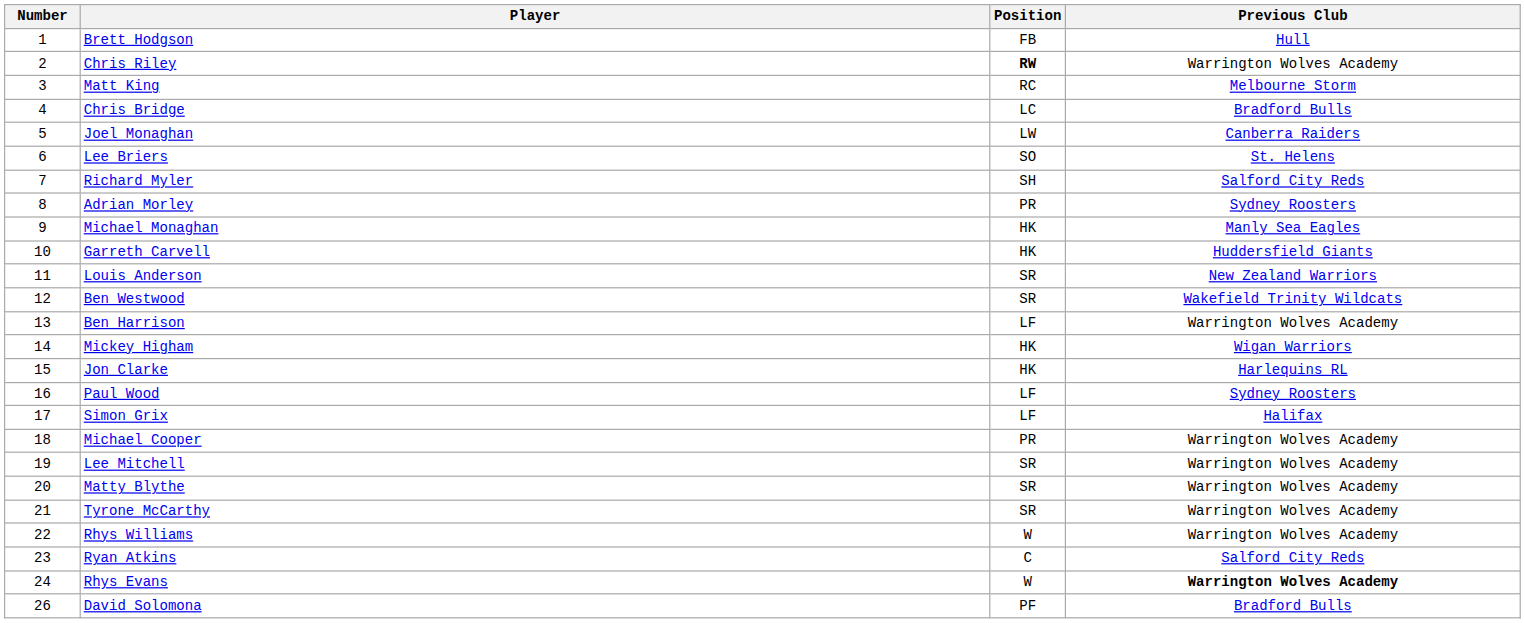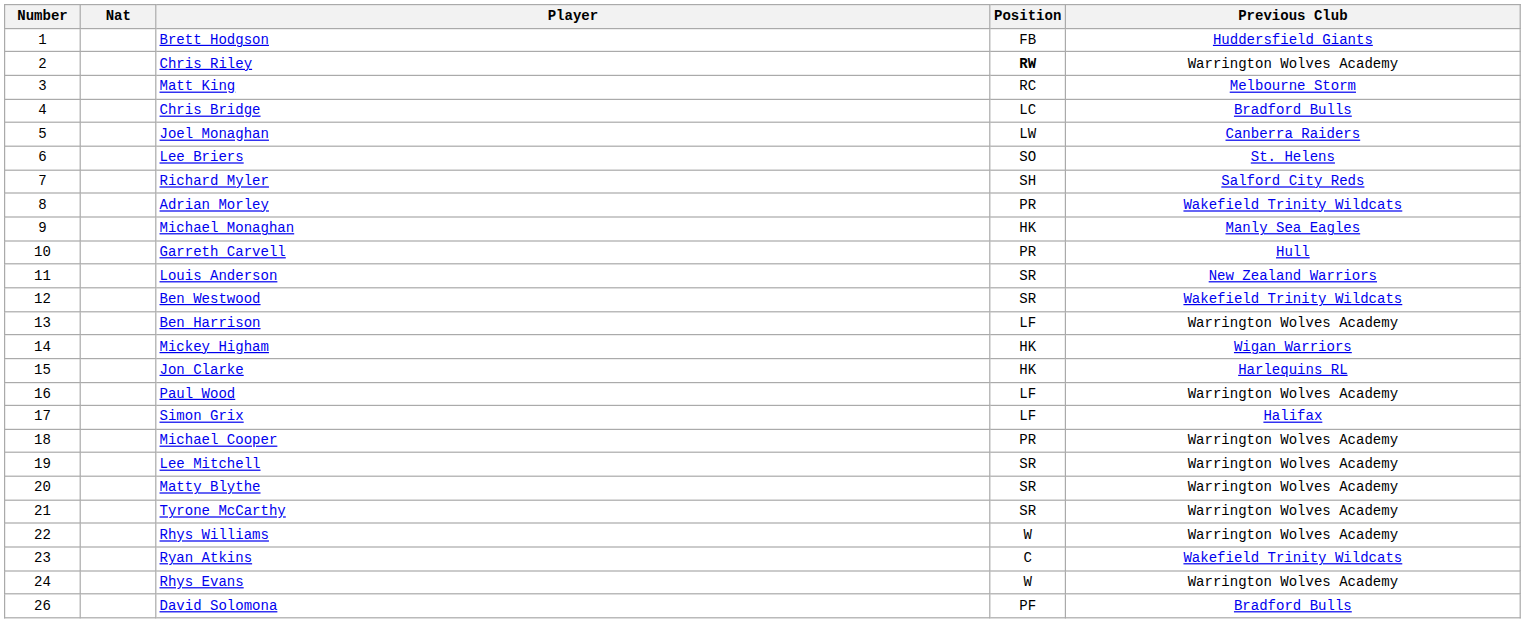+ column: (118, 16)
(1293, 40) Hull -> (1293, 40) Huddersfield Giants
(1293, 205) Sydney Roosters -> (1293, 205) Wakefield Trinity Wildcats
(1028, 252) HK -> (1028, 252) PR
(1293, 252) Huddersfield Giants -> (1293, 252) Hull
(1293, 393) Sydney Roosters -> (1293, 393) Warrington Wolves Academy
(1293, 559) Salford City Reds -> (1293, 559) Wakefield Trinity Wildcats
(1293, 582) bold -> (1293, 582) normal
